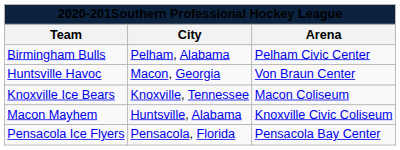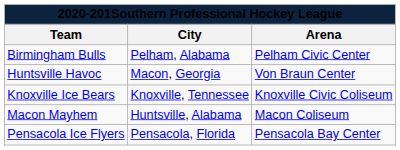(302, 94) Macon Coliseum -> (324, 94) Knoxville Civic Coliseum
(324, 114) Knoxville Civic Coliseum -> (302, 114) Macon Coliseum
